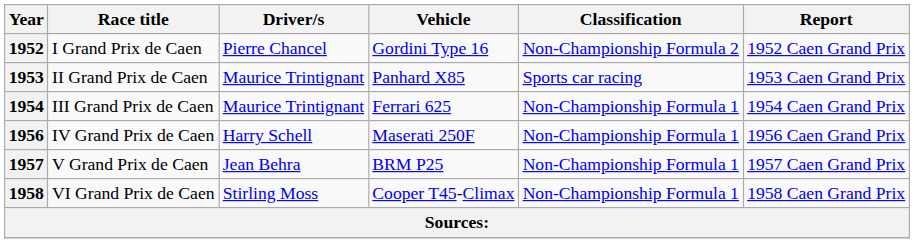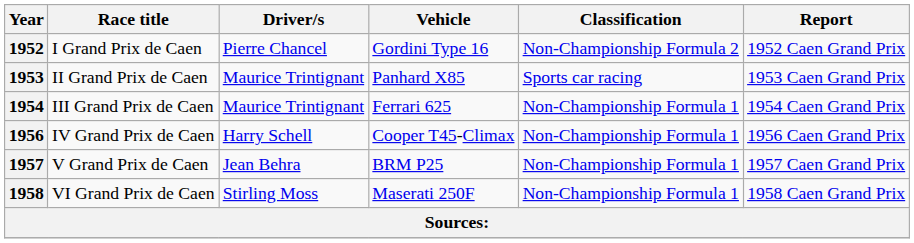(423, 135) Maserati 250F -> (443, 135) Cooper T45-Climax
(443, 193) Cooper T45-Climax -> (423, 193) Maserati 250F
